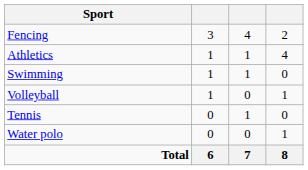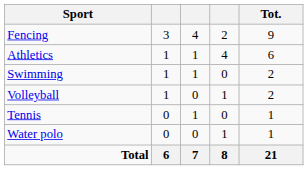+ column: (271, 14)
